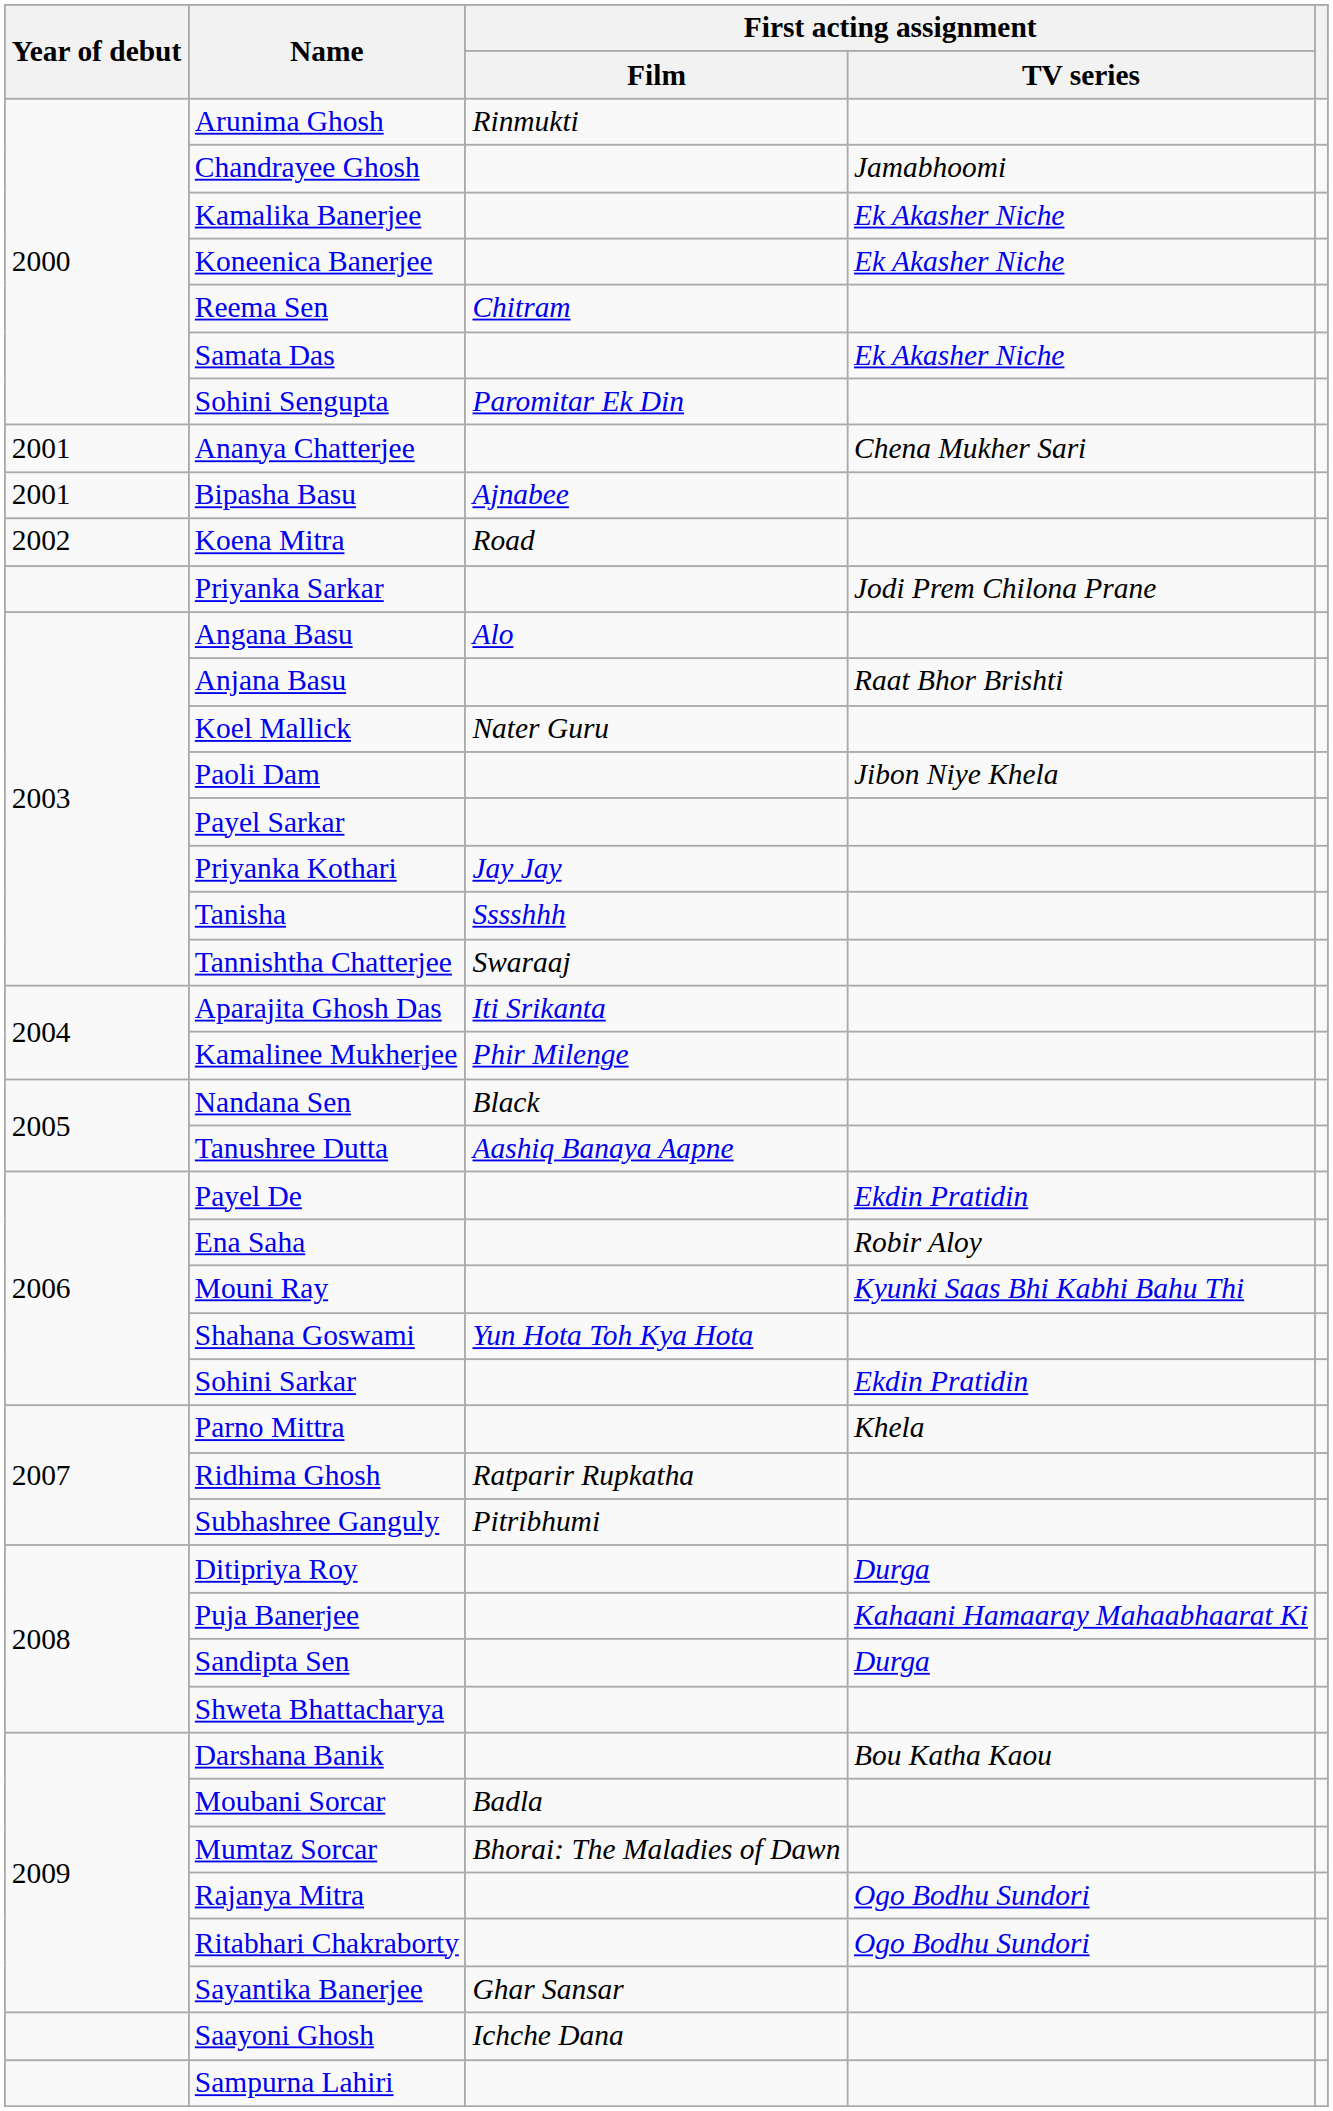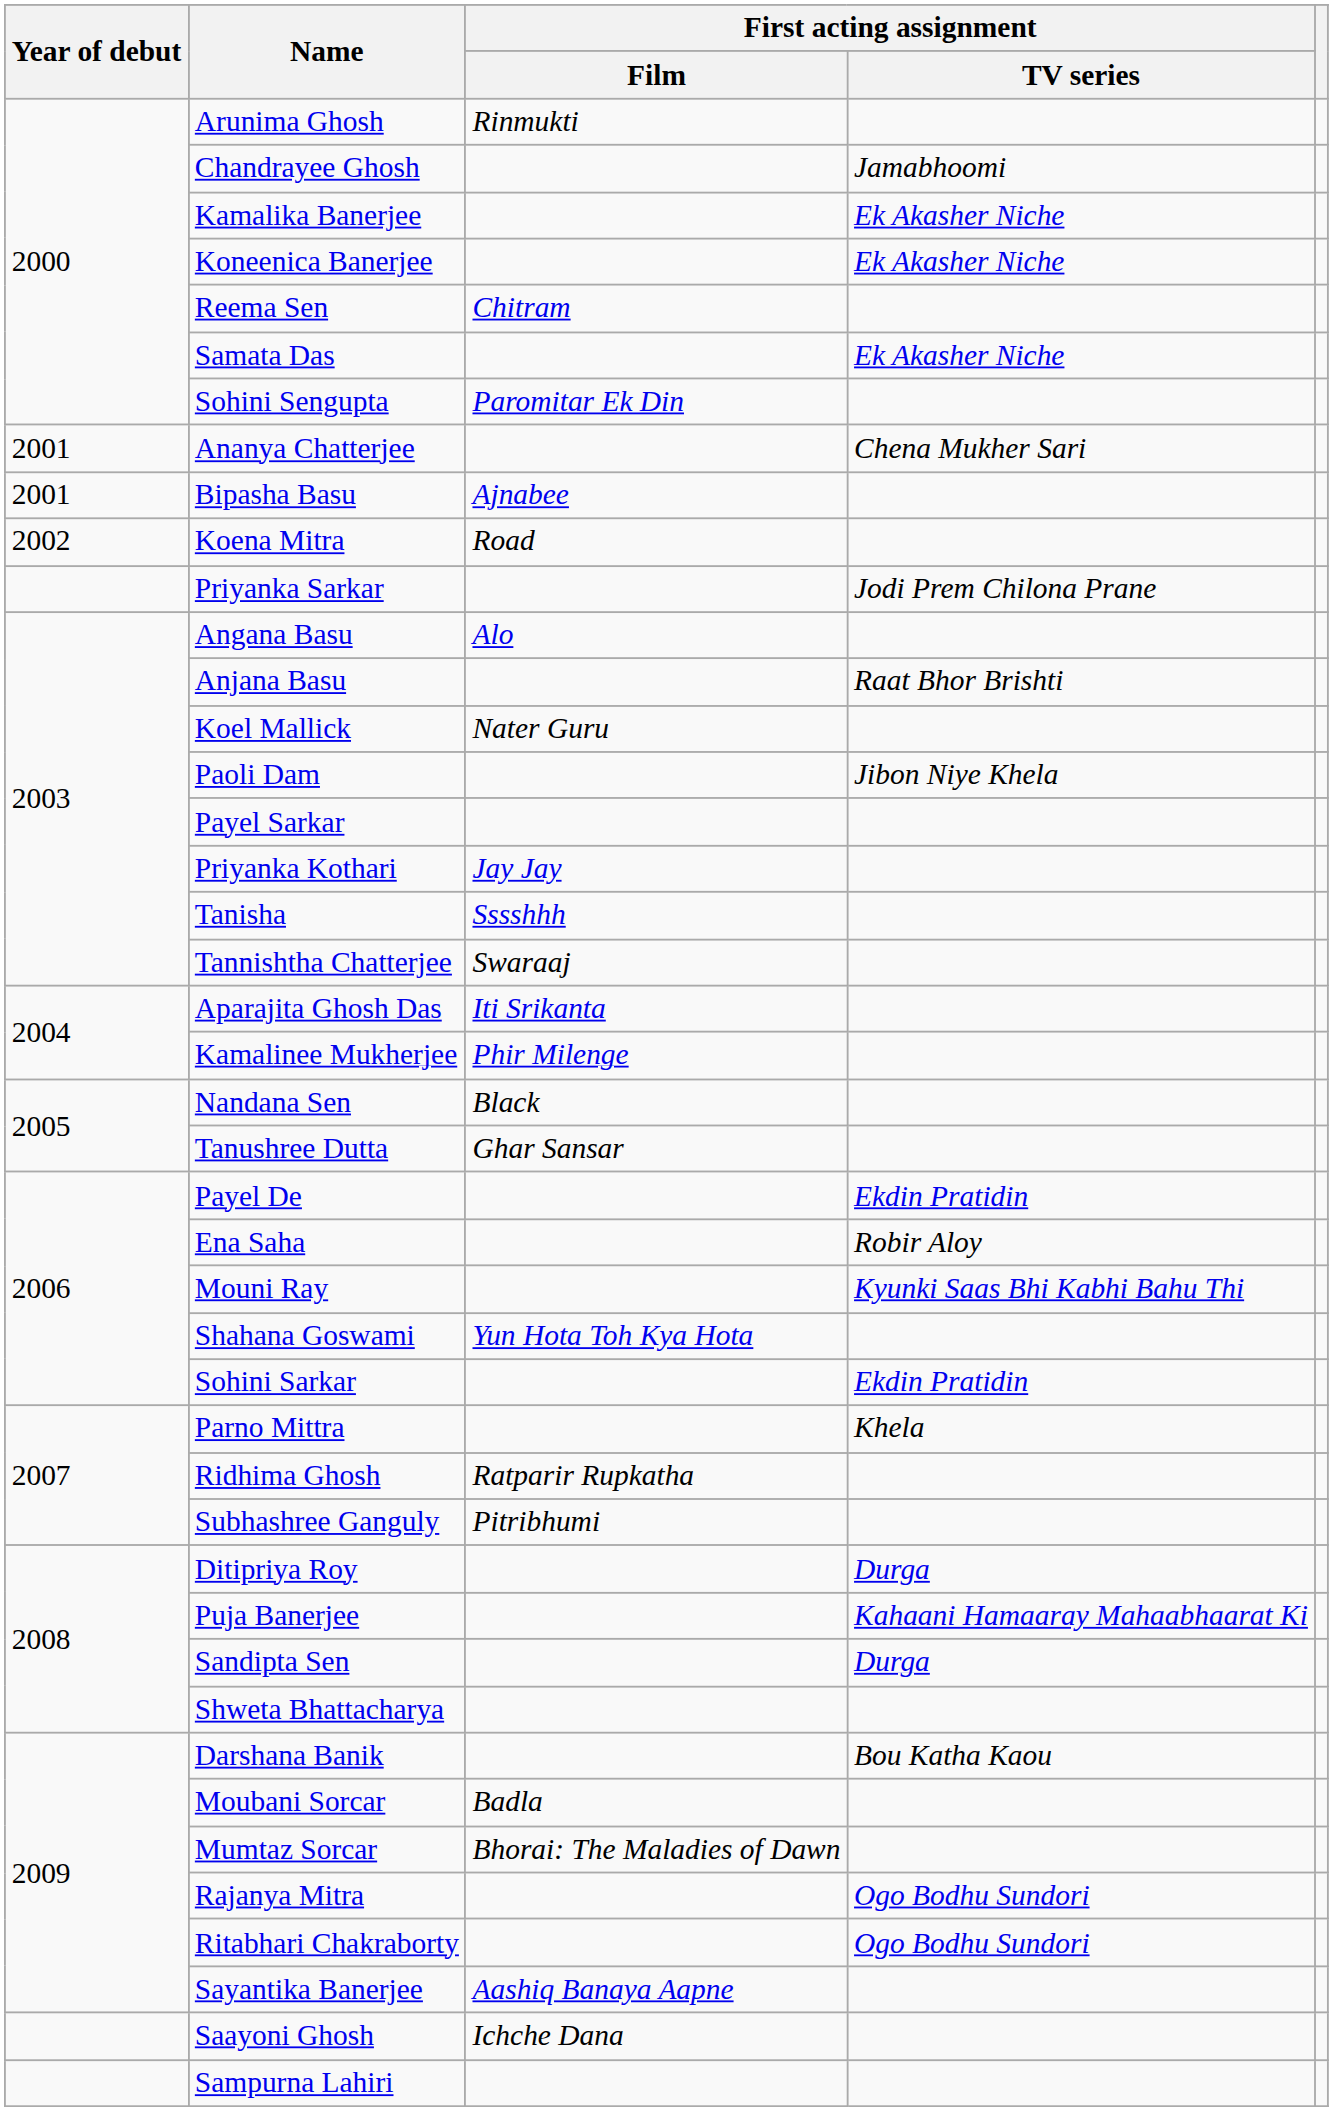(603, 1148) Aashiq Banaya Aapne -> (548, 1148) Ghar Sansar
(548, 1988) Ghar Sansar -> (603, 1988) Aashiq Banaya Aapne
